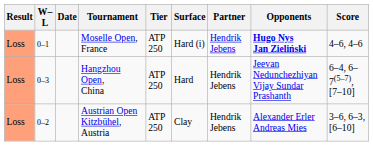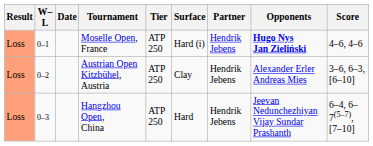rows swapped: (109, 122) <-> (101, 80)
